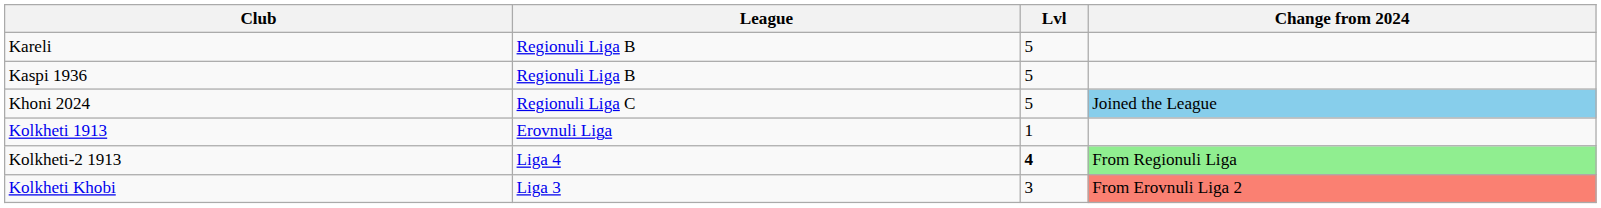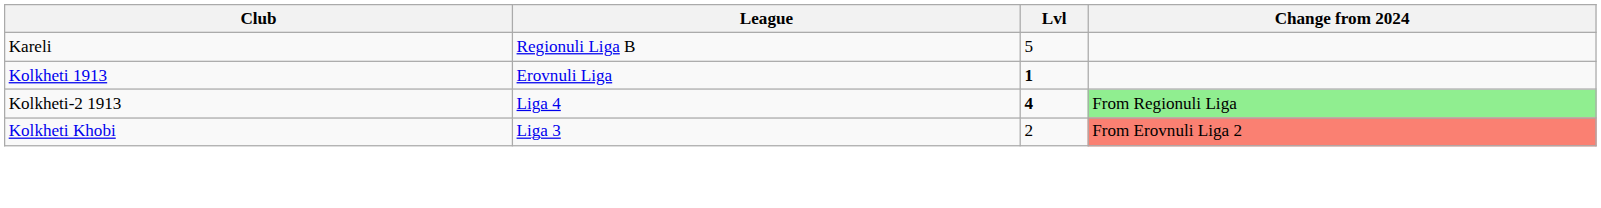- row: (48, 74)
- row: (49, 103)
(1029, 131) normal -> (1029, 74) bold
(1029, 187) 3 -> (1029, 131) 2
